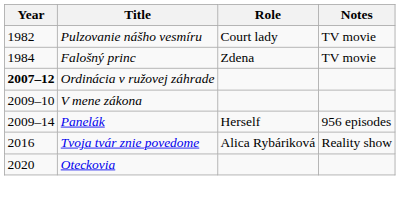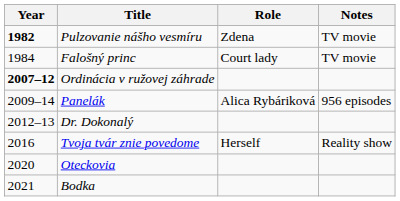(21, 36) normal -> (21, 36) bold
(249, 36) Court lady -> (237, 36) Zdena
(237, 57) Zdena -> (249, 57) Court lady
- row: (101, 100)
(240, 121) Herself -> (268, 100) Alica Rybáriková
+ row: (97, 121)
(268, 143) Alica Rybáriková -> (240, 143) Herself
+ row: (78, 185)
